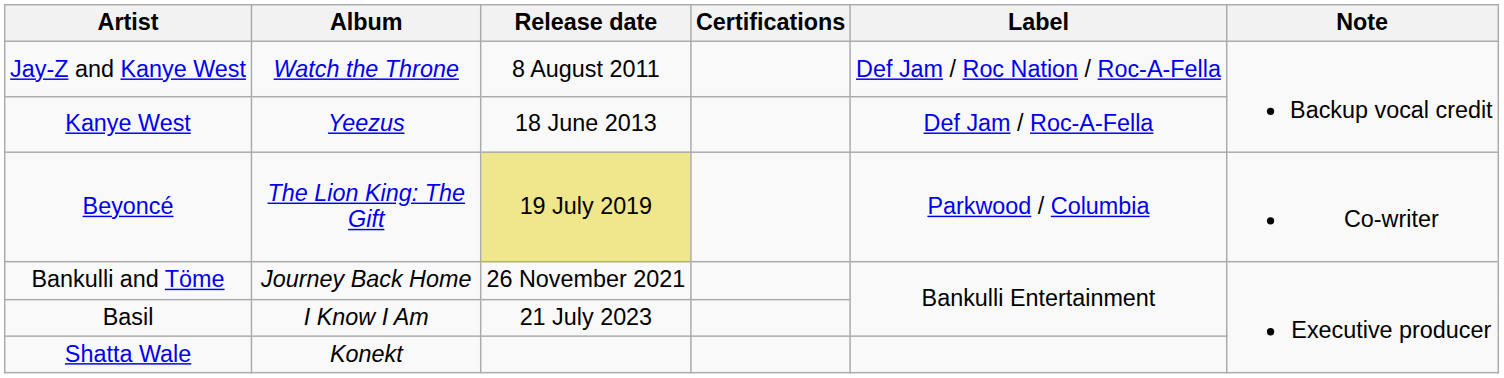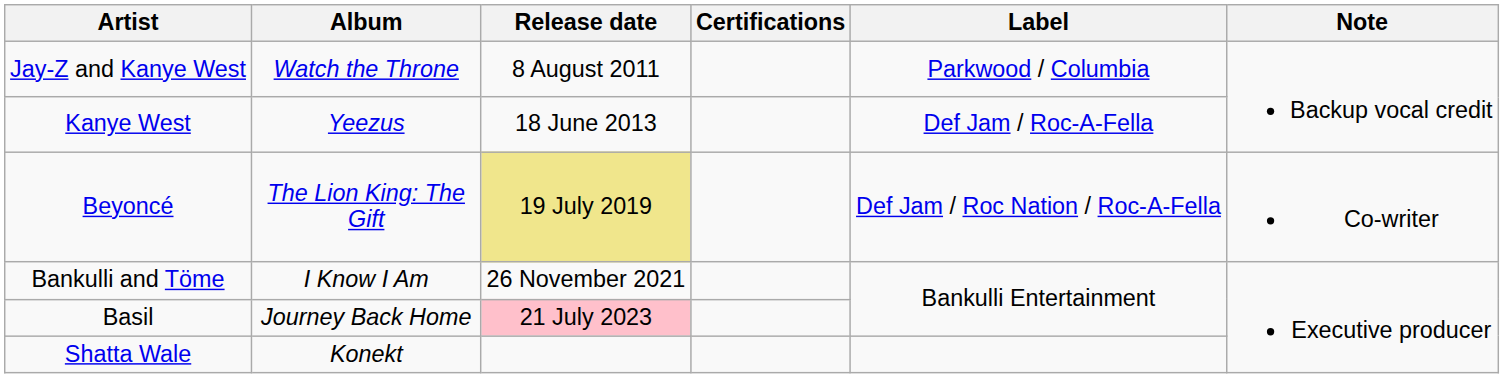(1038, 69) Def Jam / Roc Nation / Roc-A-Fella -> (1038, 69) Parkwood / Columbia
(1038, 206) Parkwood / Columbia -> (1038, 206) Def Jam / Roc Nation / Roc-A-Fella
(366, 280) Journey Back Home -> (366, 280) I Know I Am
(366, 317) I Know I Am -> (366, 317) Journey Back Home
(586, 317) no background -> (586, 317) pink background
